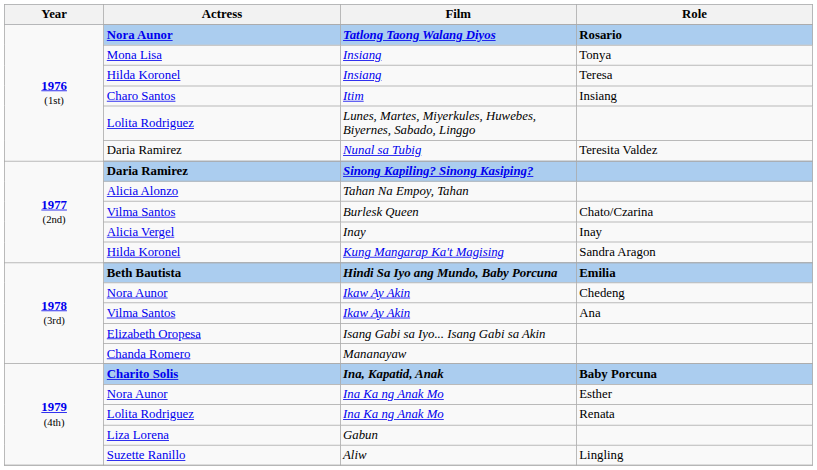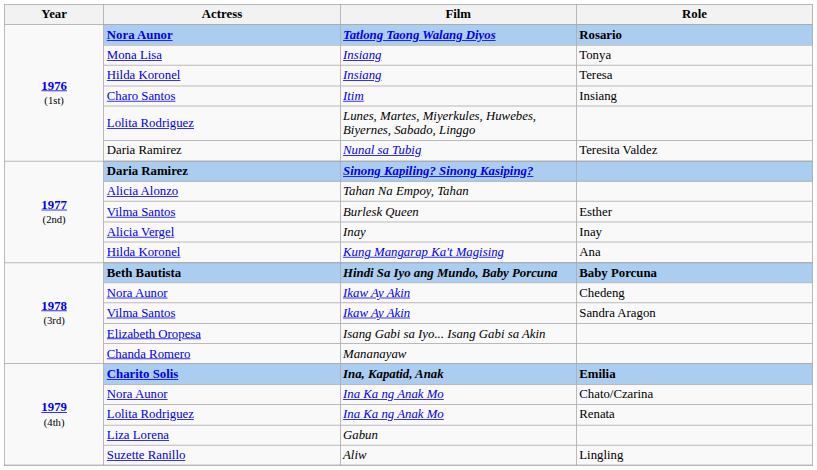(616, 211) Chato/Czarina -> (596, 211) Esther
(617, 252) Sandra Aragon -> (590, 252) Ana
(597, 272) Emilia -> (618, 272) Baby Porcuna
(590, 313) Ana -> (617, 313) Sandra Aragon
(618, 374) Baby Porcuna -> (597, 374) Emilia
(596, 394) Esther -> (616, 394) Chato/Czarina
